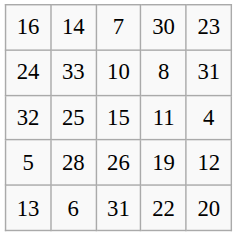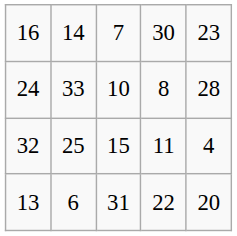(209, 72) 31 -> (209, 89) 28
- row: (28, 162)
